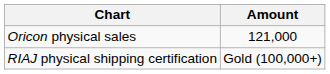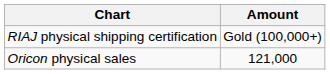rows swapped: (72, 36) <-> (112, 58)
